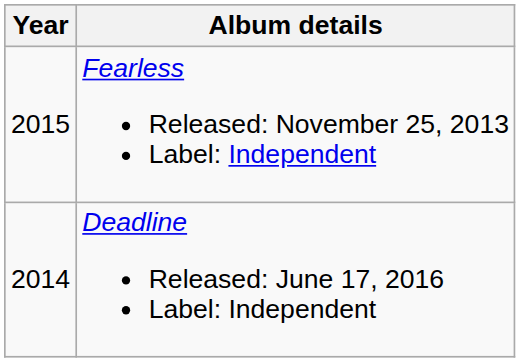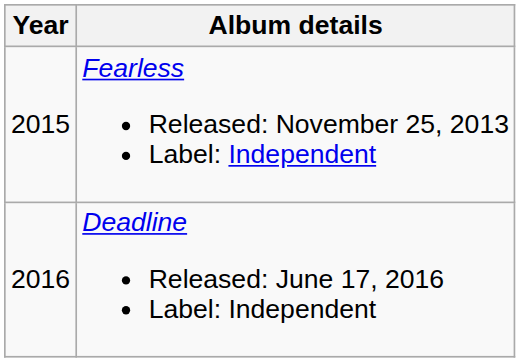(40, 279) 2014 -> (40, 279) 2016
